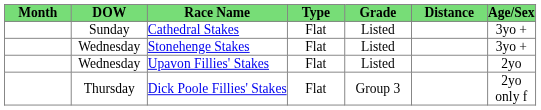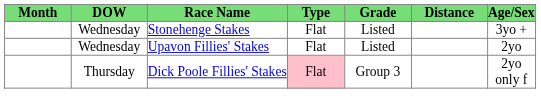- row: (193, 29)
(316, 88) no background -> (316, 71) pink background
